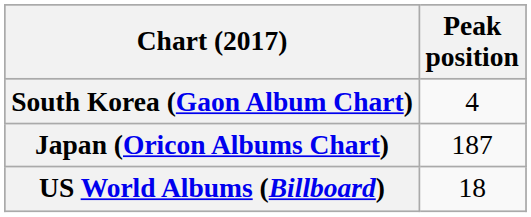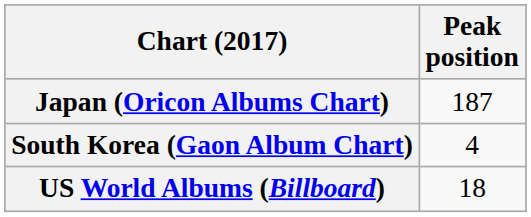rows swapped: (212, 144) <-> (212, 100)
